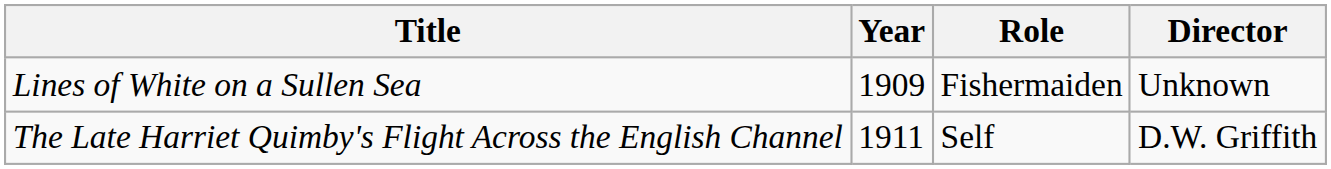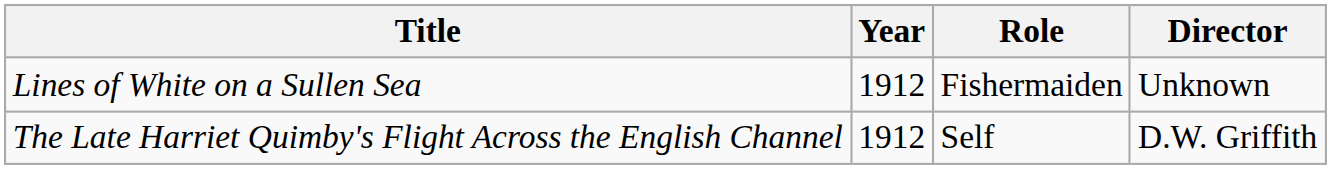(892, 84) 1909 -> (892, 84) 1912
(891, 137) 1911 -> (892, 137) 1912
